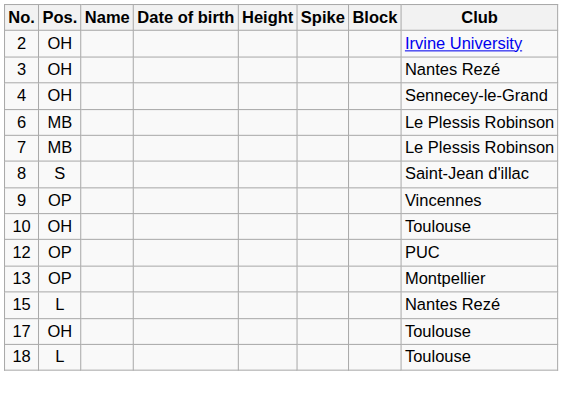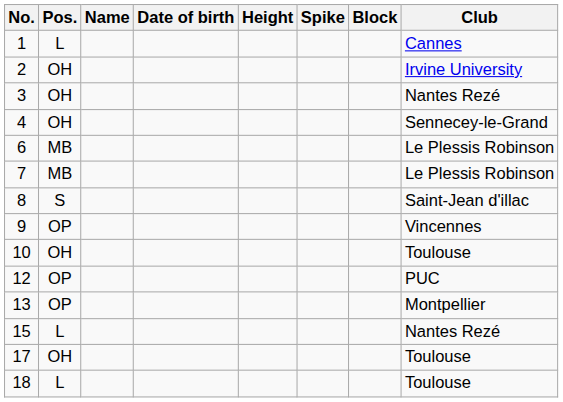+ row: (22, 43)
